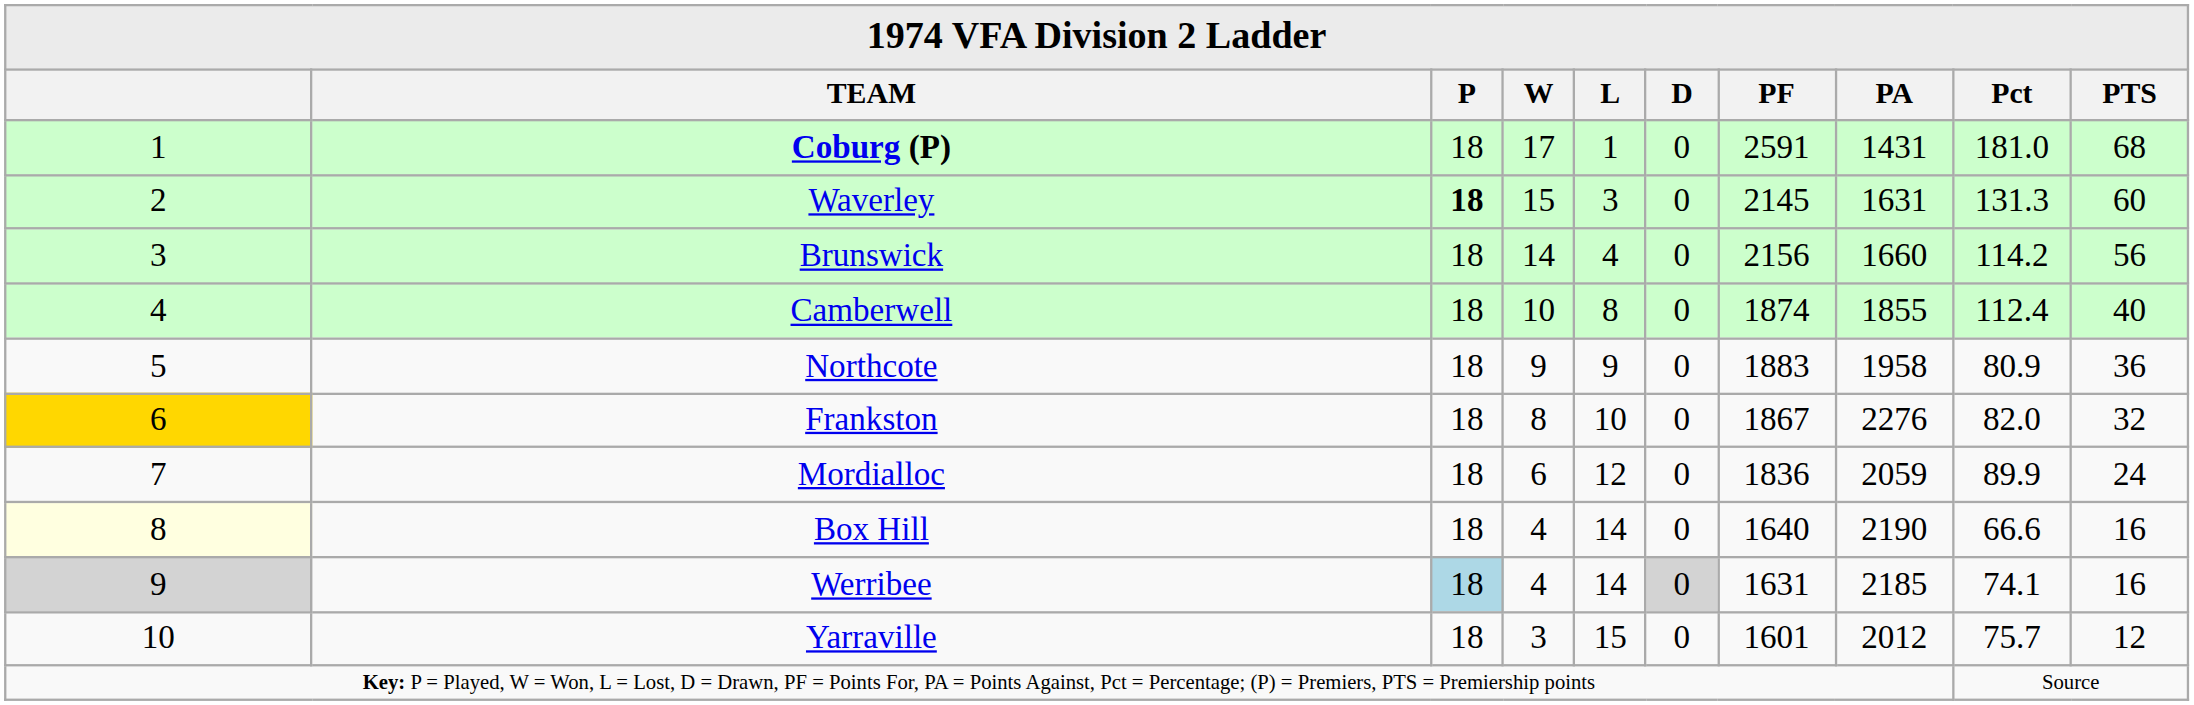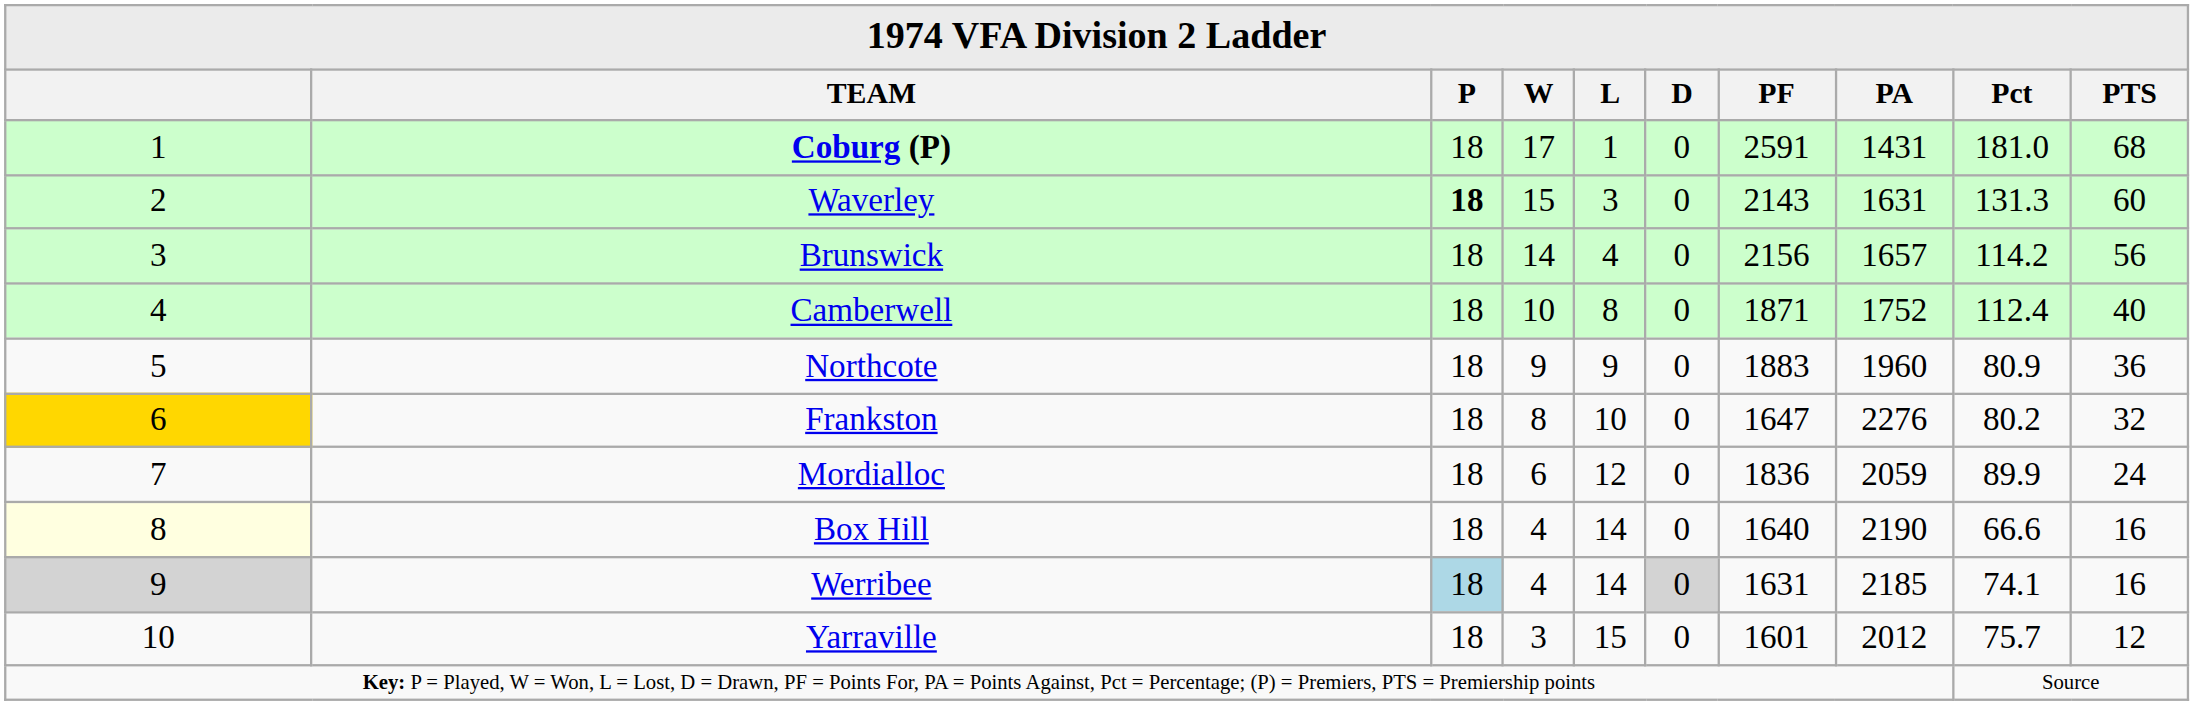(1777, 201) 2145 -> (1777, 201) 2143
(1894, 255) 1660 -> (1894, 255) 1657
(1777, 310) 1874 -> (1777, 310) 1871
(1894, 310) 1855 -> (1894, 310) 1752
(1894, 365) 1958 -> (1894, 365) 1960
(1777, 419) 1867 -> (1777, 419) 1647
(2012, 419) 82.0 -> (2012, 419) 80.2
